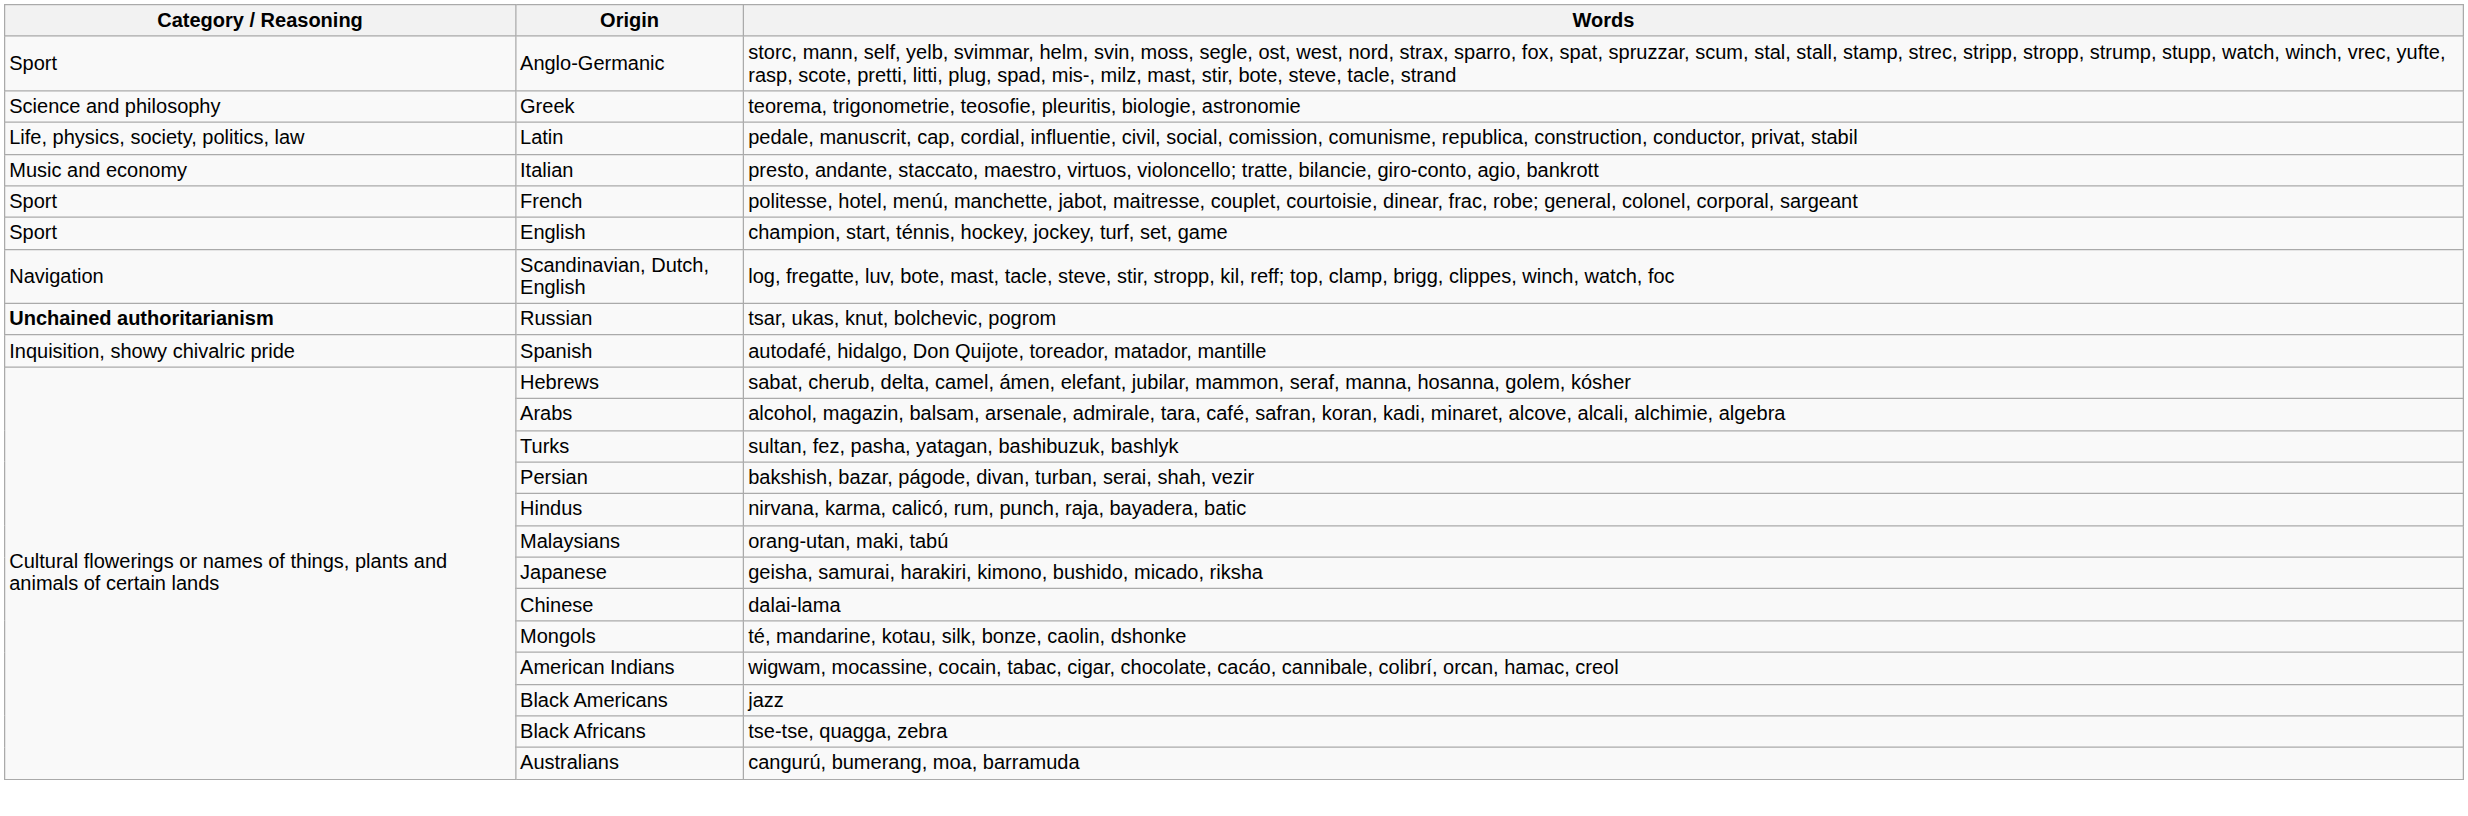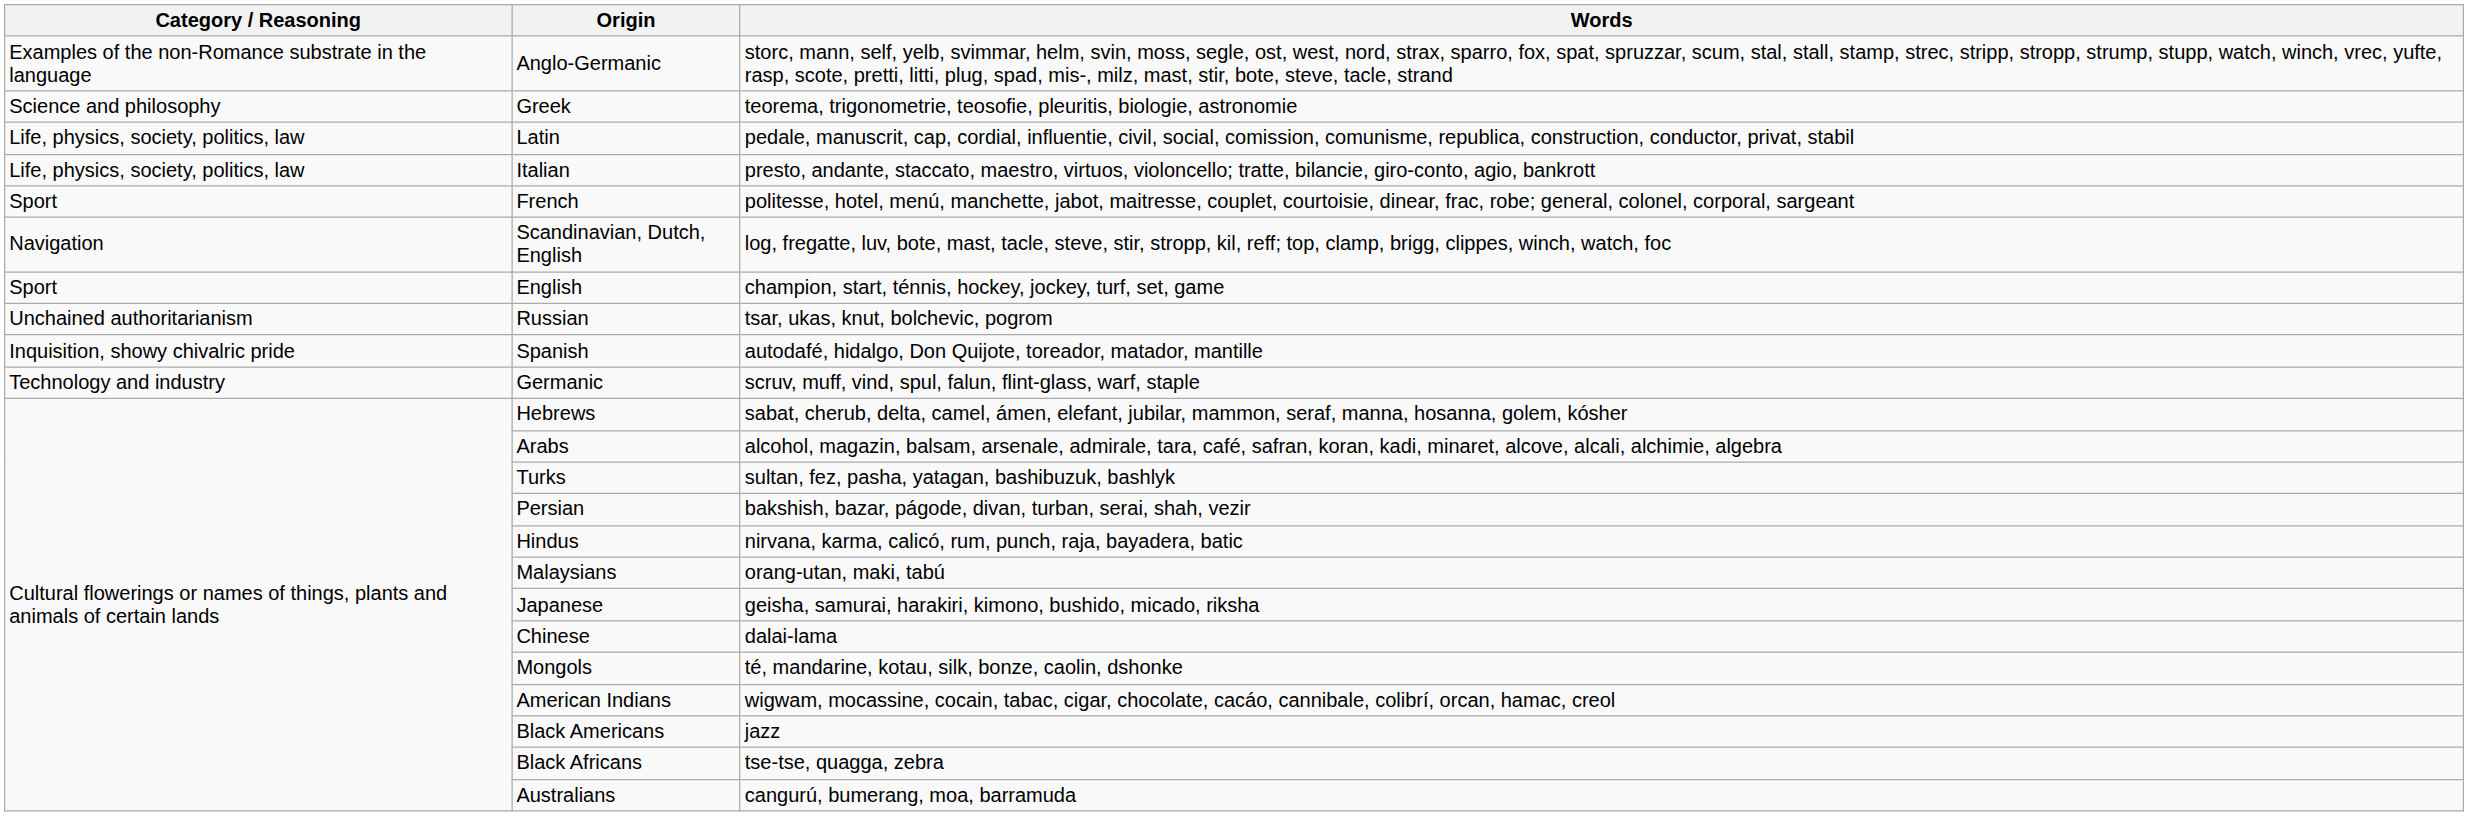(33, 63) Sport -> (218, 63) Examples of the non-Romance substrate in the language
(98, 169) Music and economy -> (157, 169) Life, physics, society, politics, law
rows swapped: (615, 276) <-> (553, 233)
(141, 319) bold -> (131, 319) normal
+ row: (560, 382)
